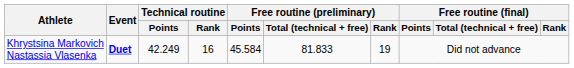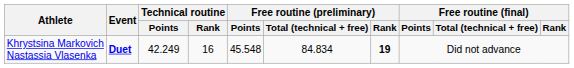(246, 50) 45.584 -> (246, 50) 45.548
(317, 50) 81.833 -> (317, 50) 84.834
(385, 50) normal -> (385, 50) bold
